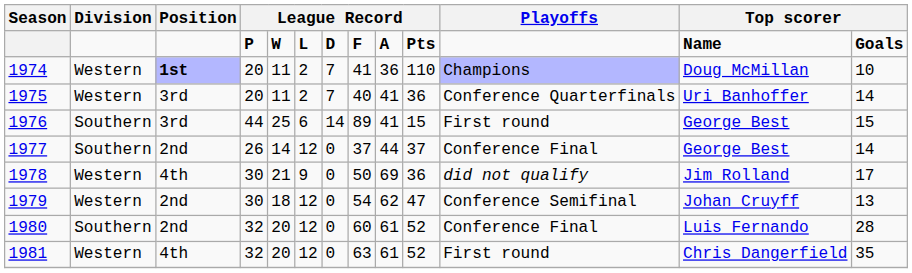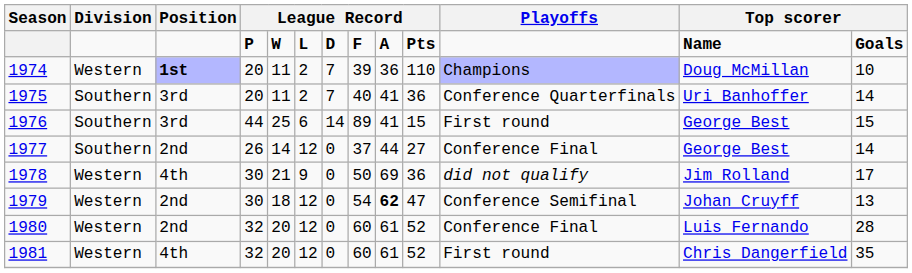(362, 70) 41 -> (362, 70) 39
(108, 97) Western -> (113, 97) Southern
(416, 149) 37 -> (416, 149) 27
(389, 202) normal -> (389, 202) bold
(113, 228) Southern -> (108, 228) Western
(362, 254) 63 -> (362, 254) 60
